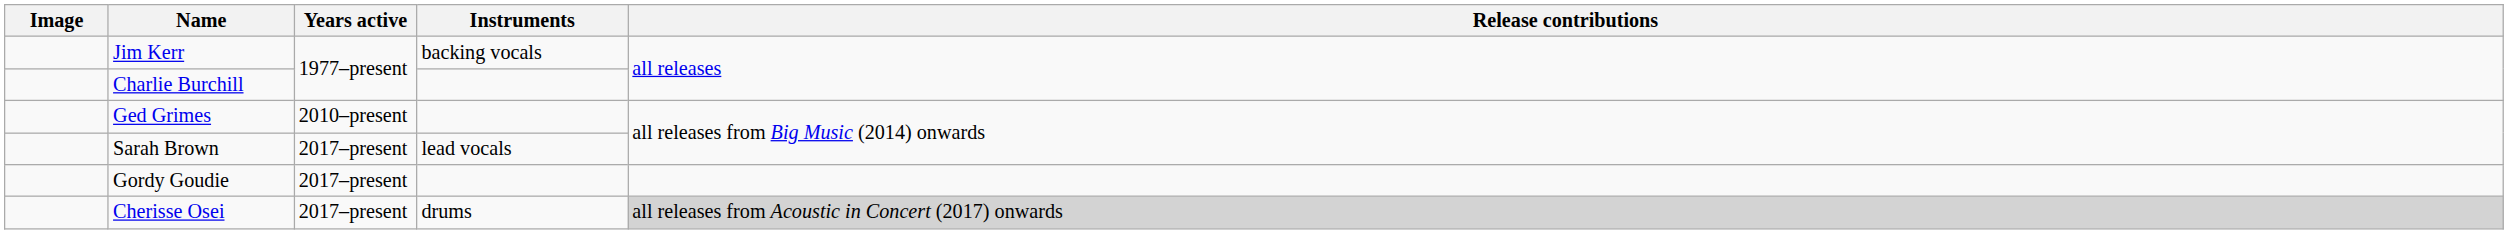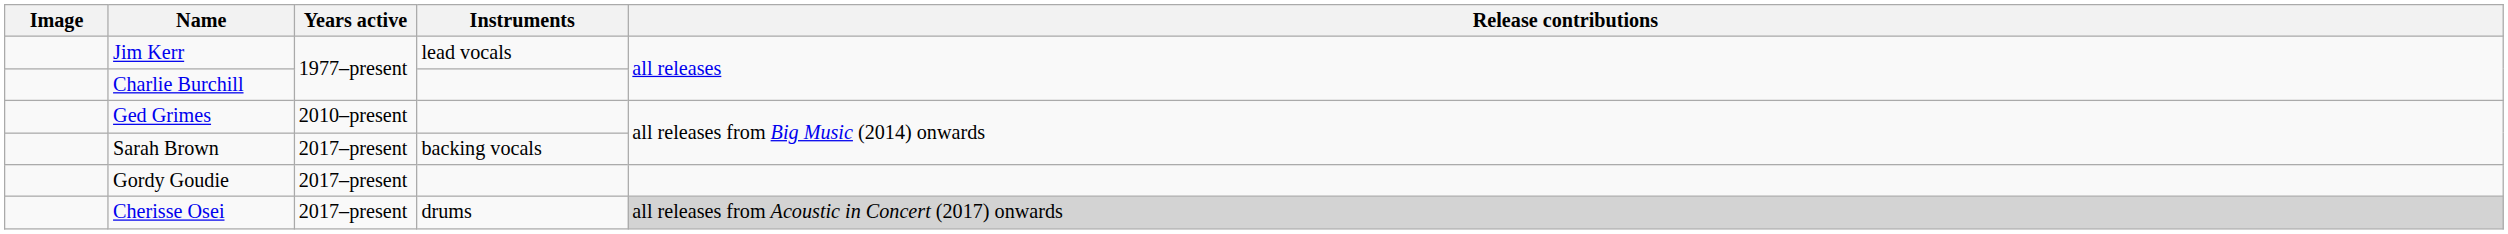(482, 52) backing vocals -> (467, 52) lead vocals
(467, 148) lead vocals -> (482, 148) backing vocals
